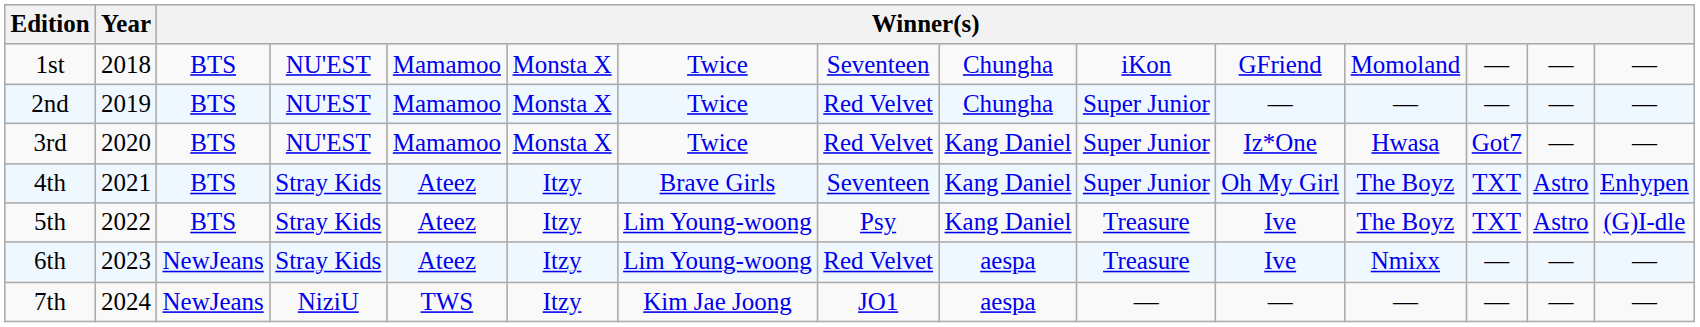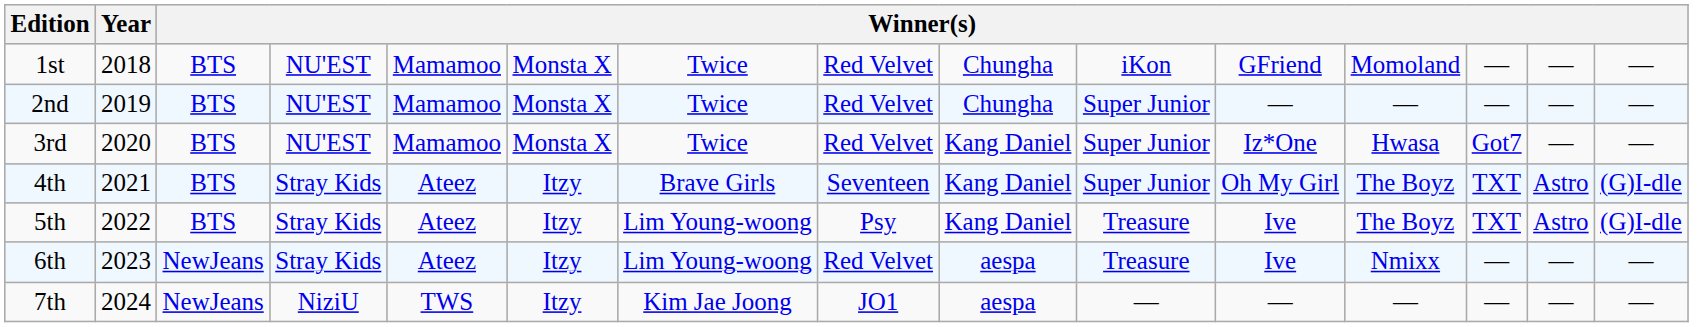(878, 63) Seventeen -> (878, 63) Red Velvet
(1644, 182) Enhypen -> (1641, 182) (G)I-dle
